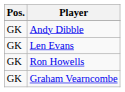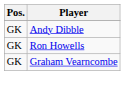- row: (52, 45)
